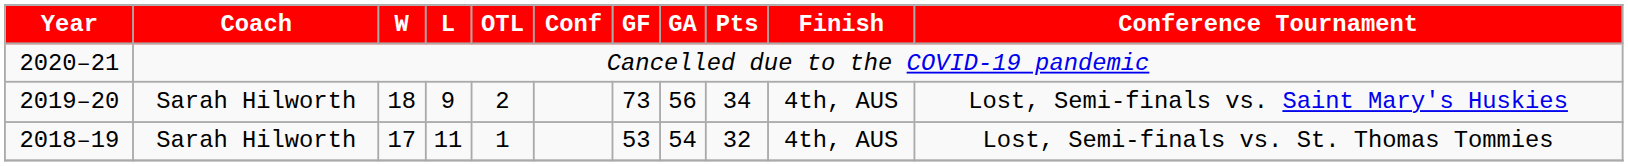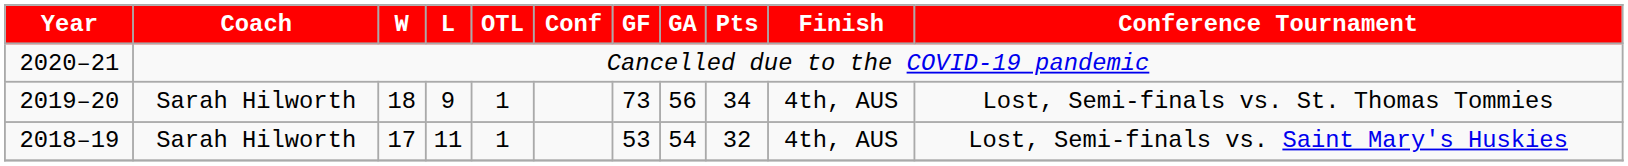(503, 102) 2 -> (503, 102) 1
(1268, 102) Lost, Semi-finals vs. Saint Mary's Huskies -> (1268, 102) Lost, Semi-finals vs. St. Thomas Tommies
(1268, 141) Lost, Semi-finals vs. St. Thomas Tommies -> (1268, 141) Lost, Semi-finals vs. Saint Mary's Huskies
